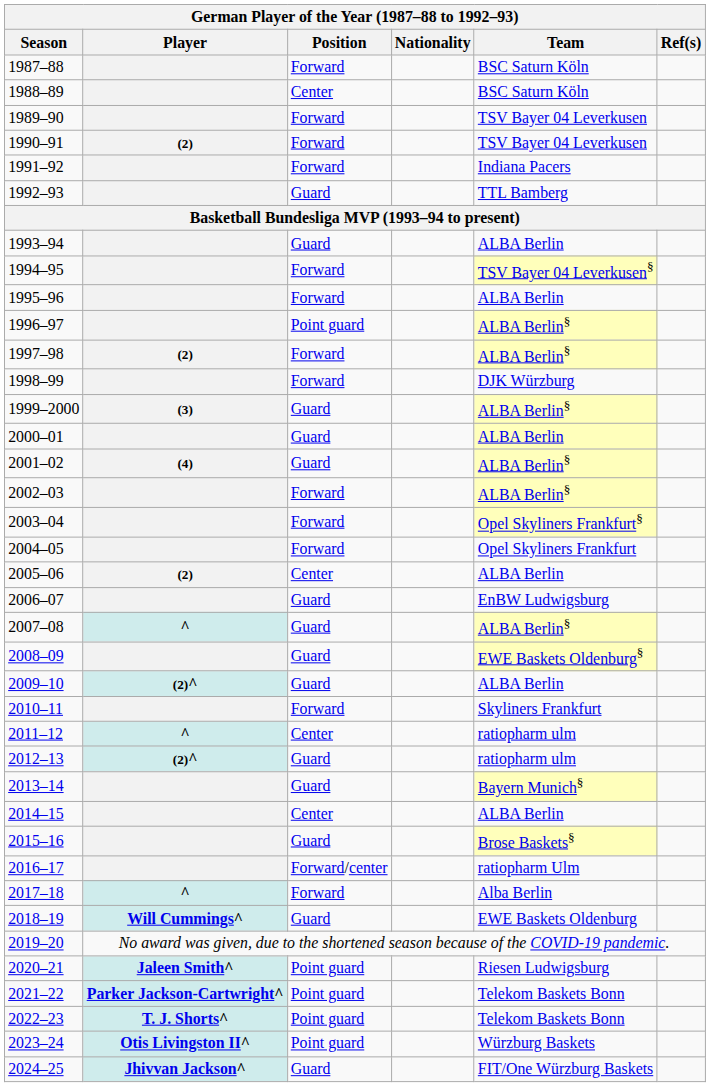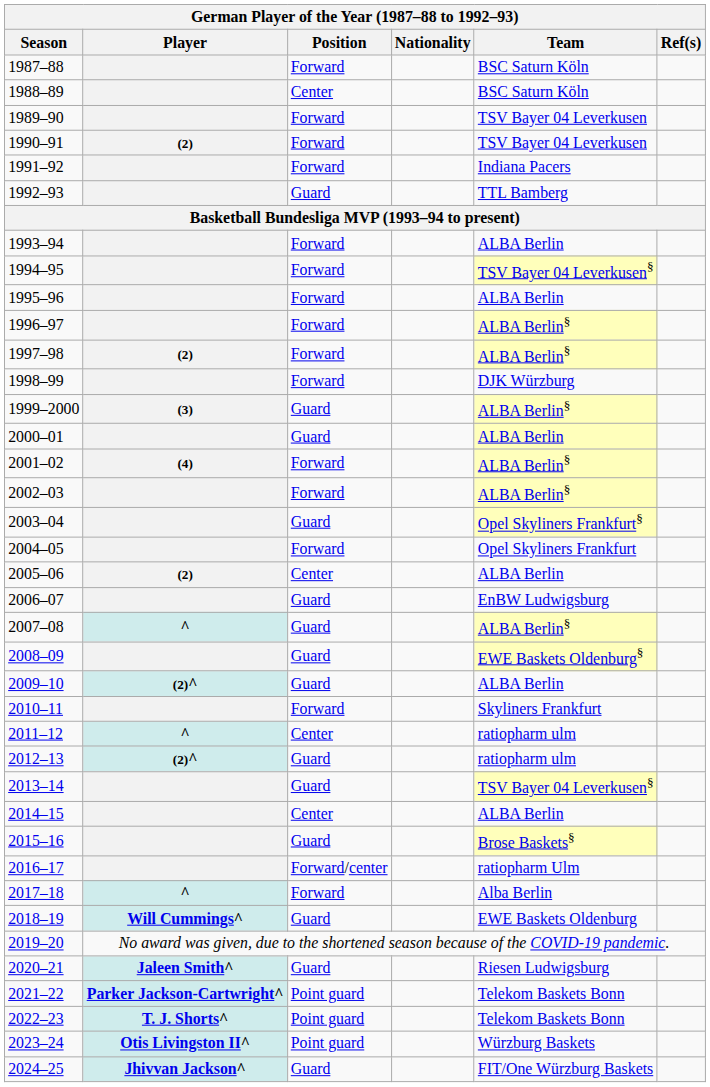(311, 243) Guard -> (318, 243) Forward
(328, 324) Point guard -> (318, 324) Forward
(311, 463) Guard -> (318, 463) Forward
(318, 522) Forward -> (311, 522) Guard
(531, 786) Bayern Munich§ -> (566, 786) TSV Bayer 04 Leverkusen§
(328, 968) Point guard -> (311, 968) Guard
